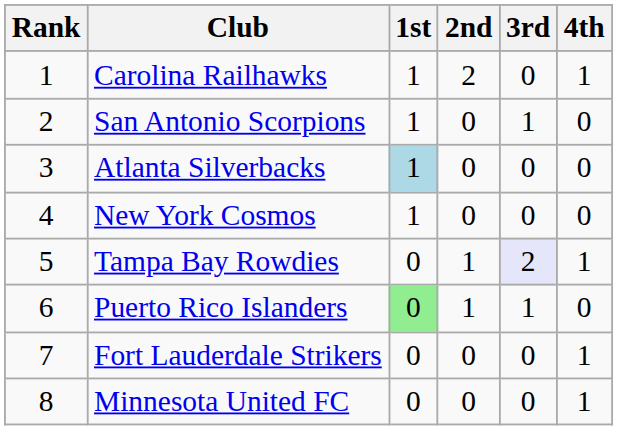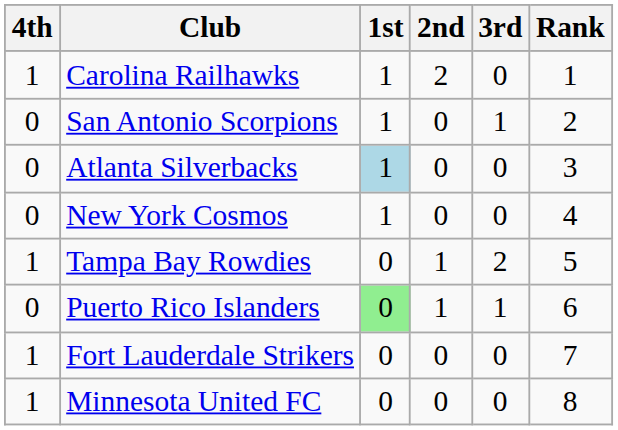columns swapped: (46, 27) <-> (584, 27)
(528, 261) lavender background -> (500, 261) no background
